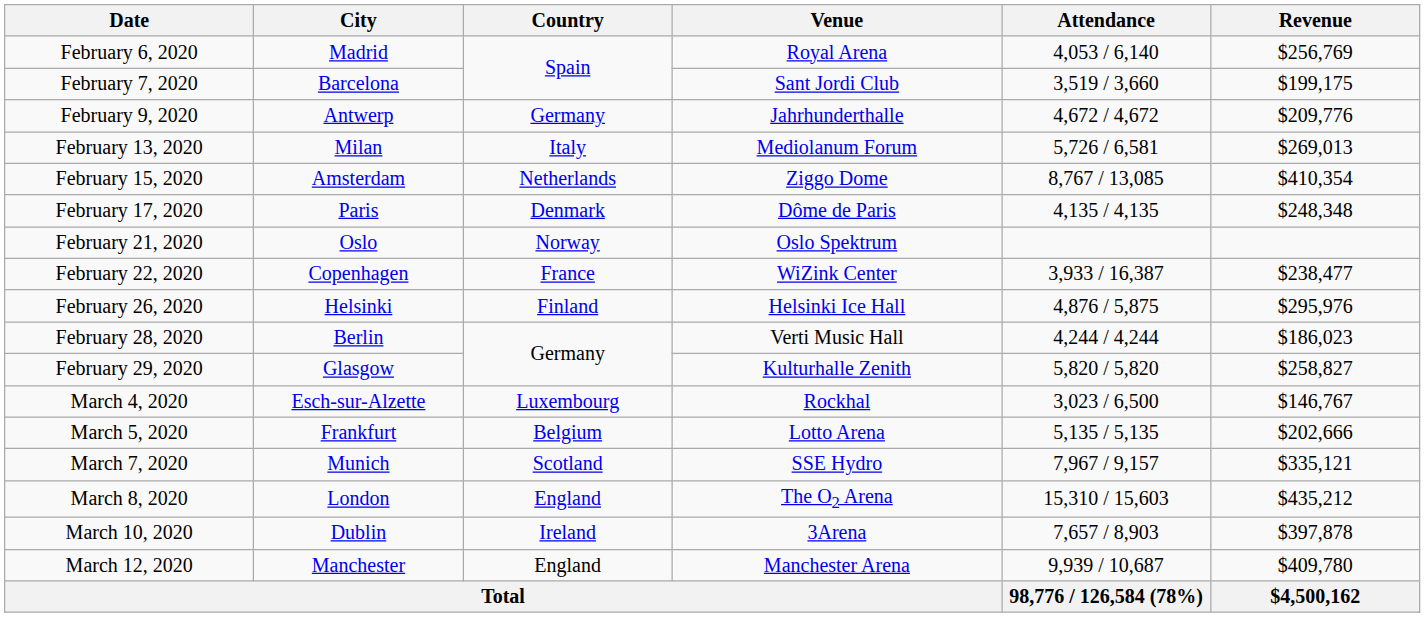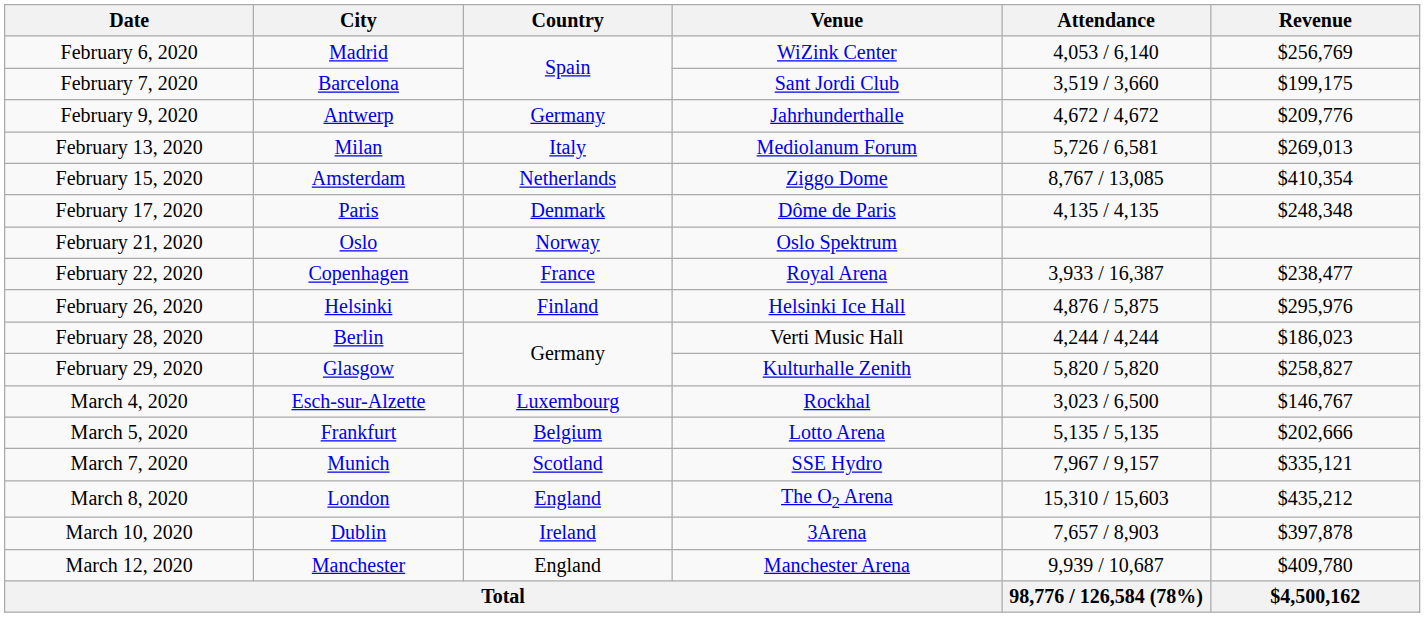(837, 52) Royal Arena -> (837, 52) WiZink Center
(837, 274) WiZink Center -> (837, 274) Royal Arena
